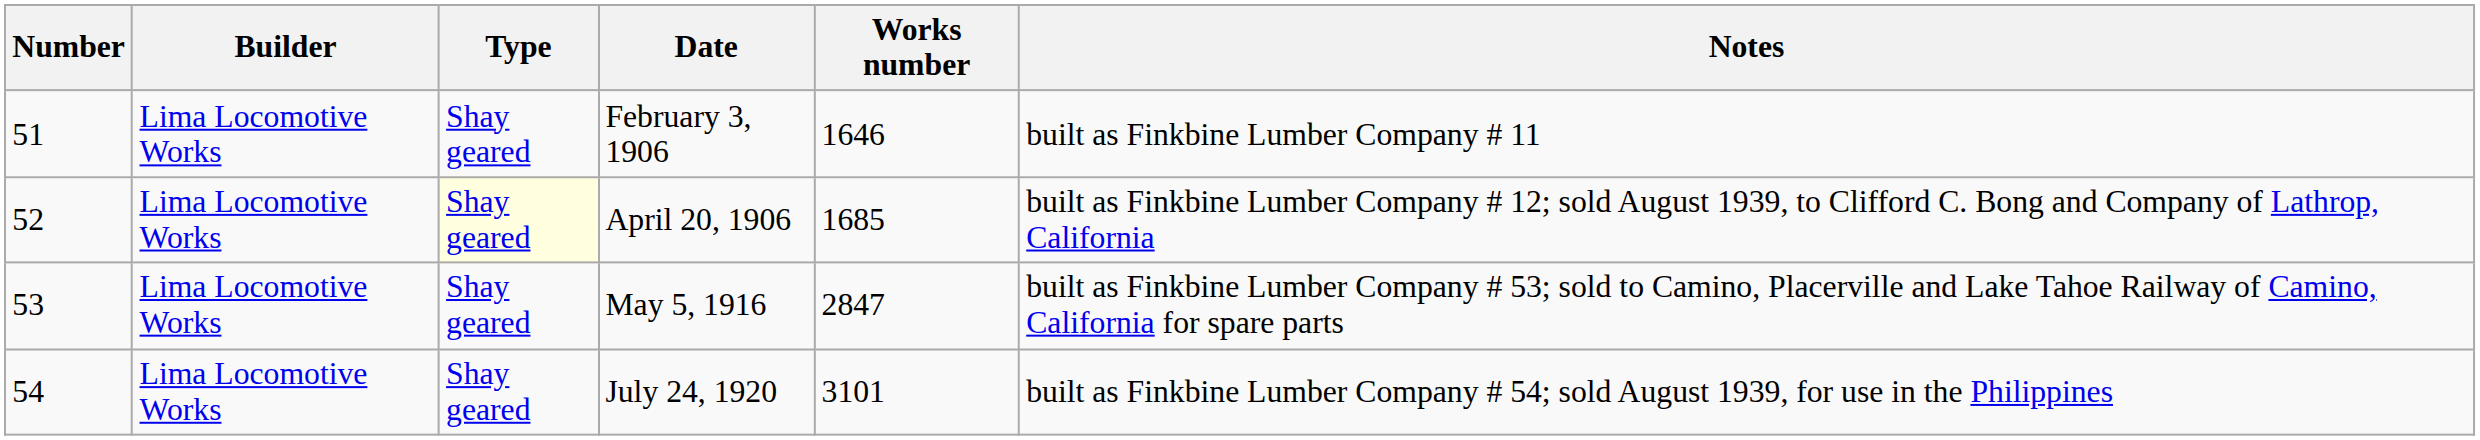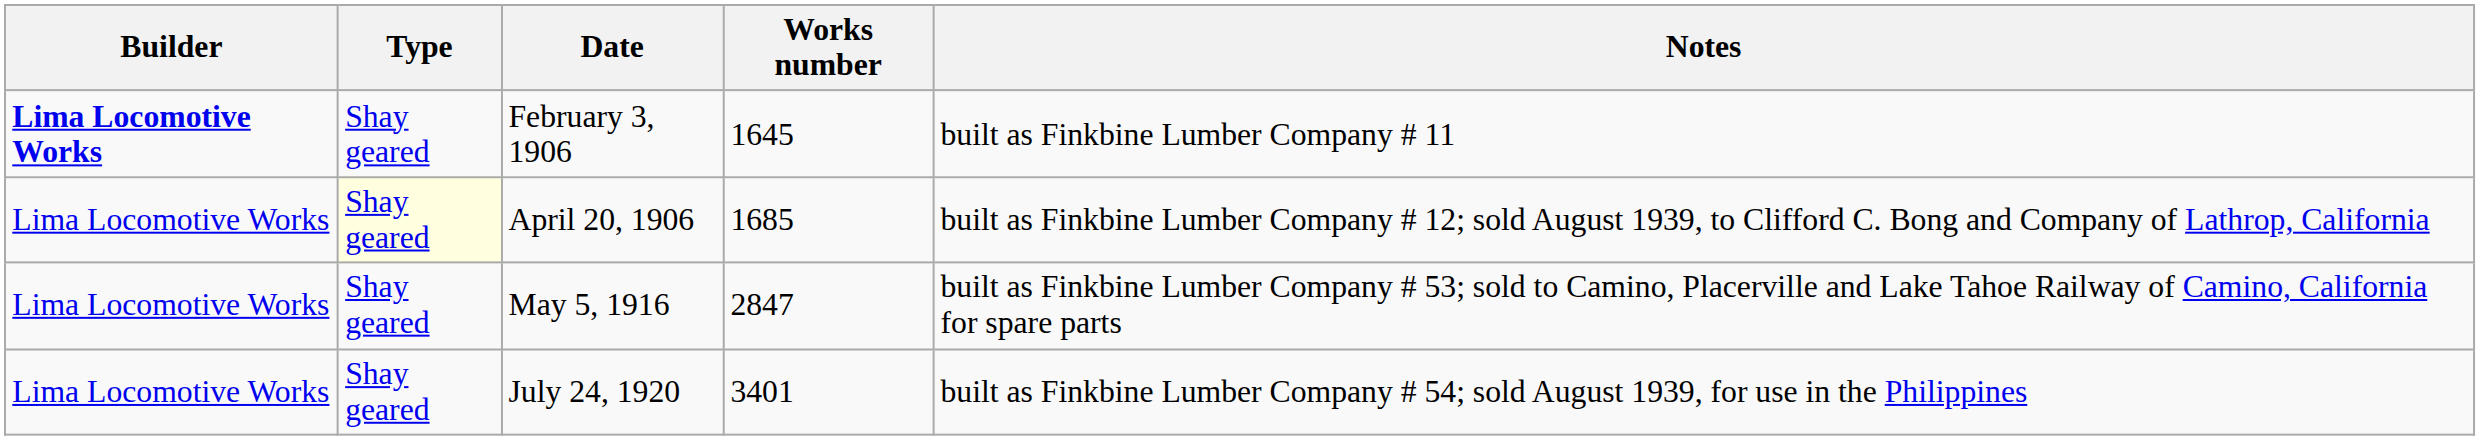- column: (69, 47)
(253, 133) normal -> (132, 133) bold
(853, 133) 1646 -> (762, 133) 1645
(853, 390) 3101 -> (762, 390) 3401
